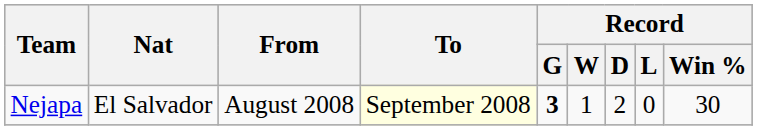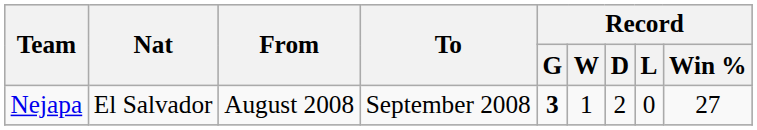(448, 104) lightyellow background -> (448, 104) no background
(708, 104) 30 -> (708, 104) 27
